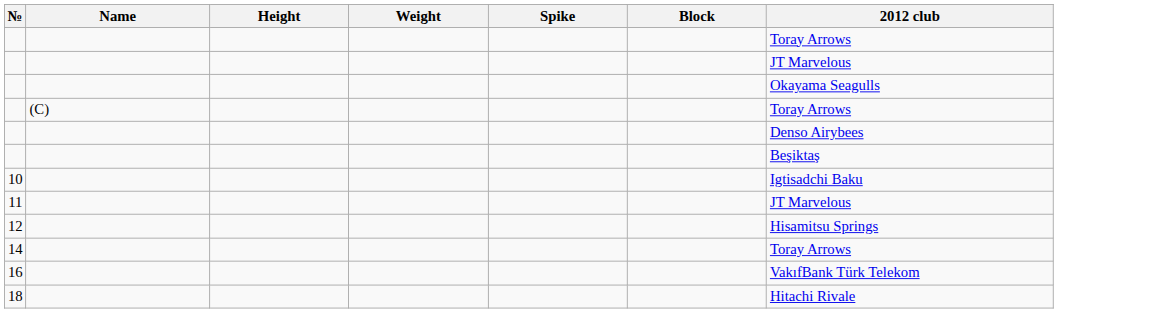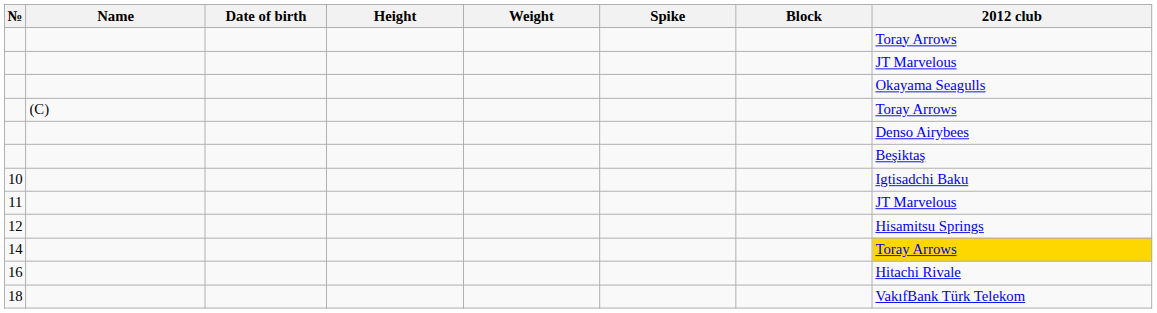+ column: (266, 16)
(810, 249) no background -> (916, 249) gold background
(845, 272) VakıfBank Türk Telekom -> (918, 272) Hitachi Rivale
(813, 296) Hitachi Rivale -> (950, 296) VakıfBank Türk Telekom
